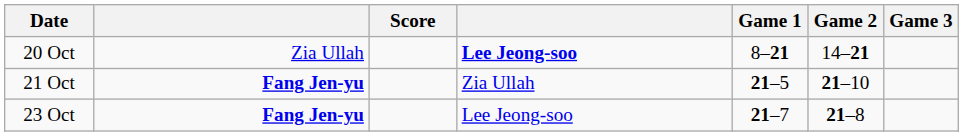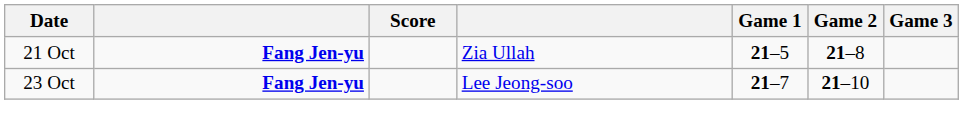- row: (49, 52)
(845, 83) 21–10 -> (845, 52) 21–8
(845, 115) 21–8 -> (845, 83) 21–10
